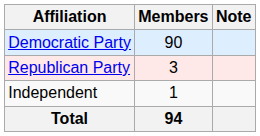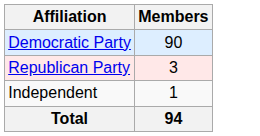- column: (234, 17)
